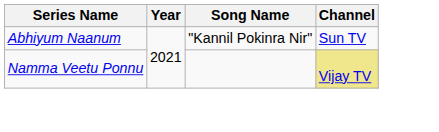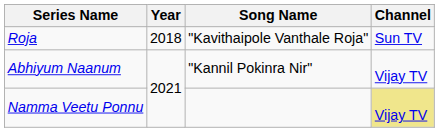+ row: (22, 38)
(342, 38) Sun TV -> (401, 76) Vijay TV
